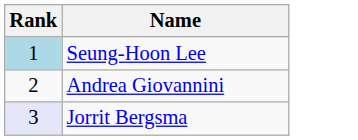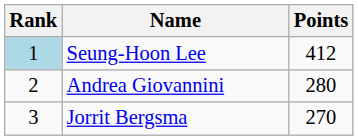+ column: (321, 20)
(33, 118) lavender background -> (33, 118) no background
